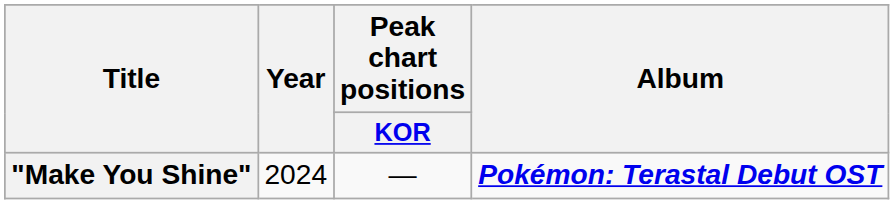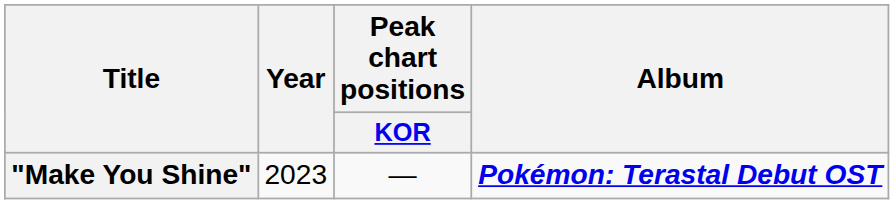(296, 174) 2024 -> (296, 174) 2023
